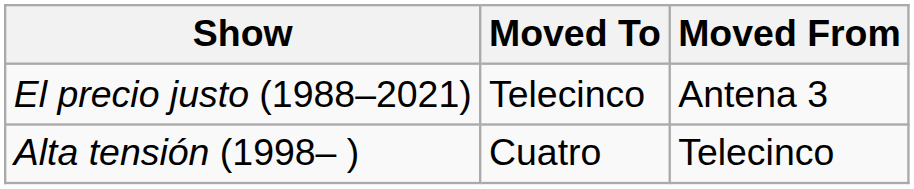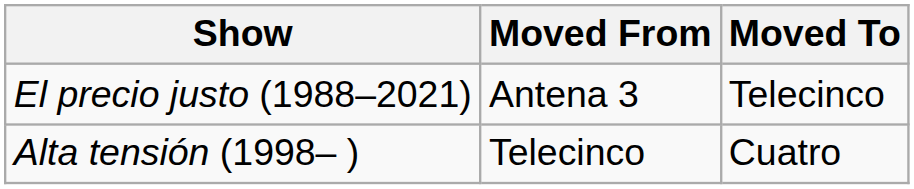columns swapped: (789, 34) <-> (575, 34)
